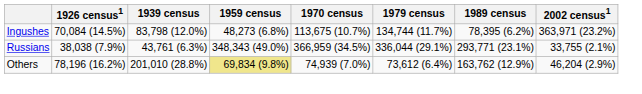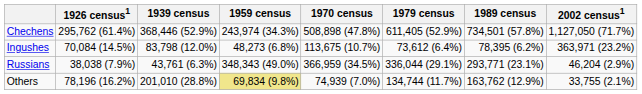+ row: (30, 32)
(414, 32) 134,744 (11.7%) -> (429, 48) 73,612 (6.4%)
(583, 48) 33,755 (2.1%) -> (601, 65) 46,204 (2.9%)
(420, 65) 73,612 (6.4%) -> (424, 81) 134,744 (11.7%)
(583, 65) 46,204 (2.9%) -> (601, 81) 33,755 (2.1%)
